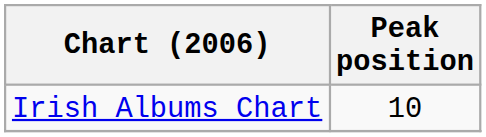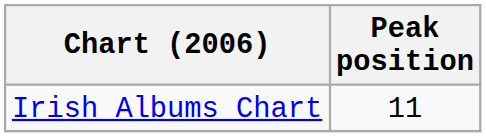(405, 108) 10 -> (405, 108) 11
